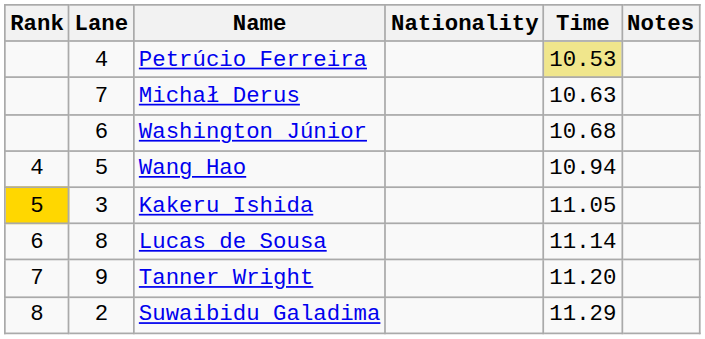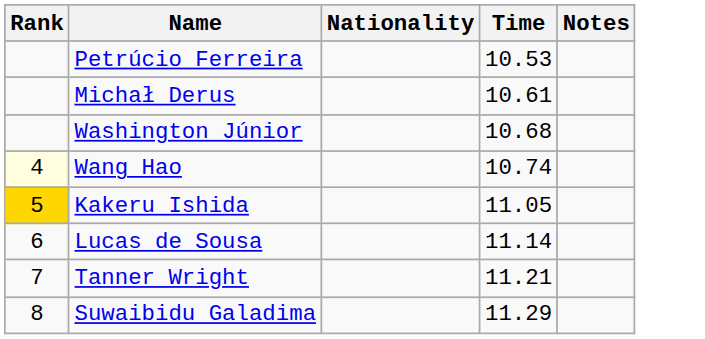- column: (101, 23)
(583, 60) khaki background -> (519, 60) no background
(583, 96) 10.63 -> (519, 96) 10.61
(37, 169) no background -> (37, 169) lightyellow background
(583, 169) 10.94 -> (519, 169) 10.74
(583, 278) 11.20 -> (519, 278) 11.21
